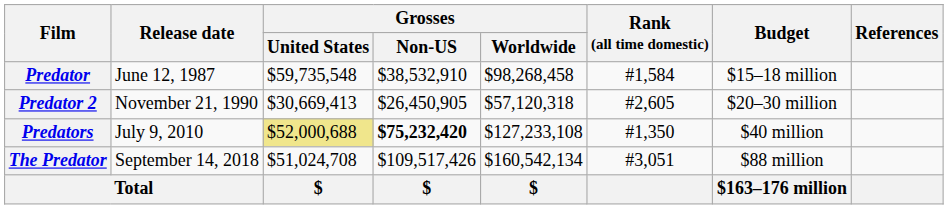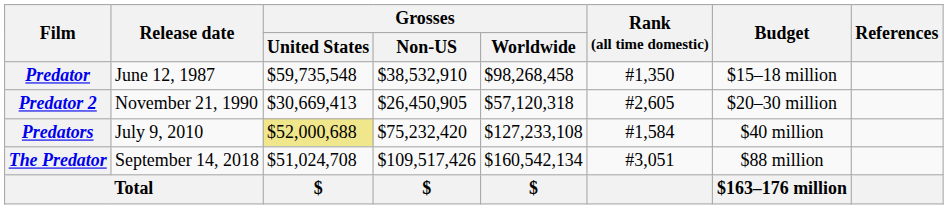(650, 75) #1,584 -> (650, 75) #1,350
(422, 132) bold -> (422, 132) normal
(650, 132) #1,350 -> (650, 132) #1,584
